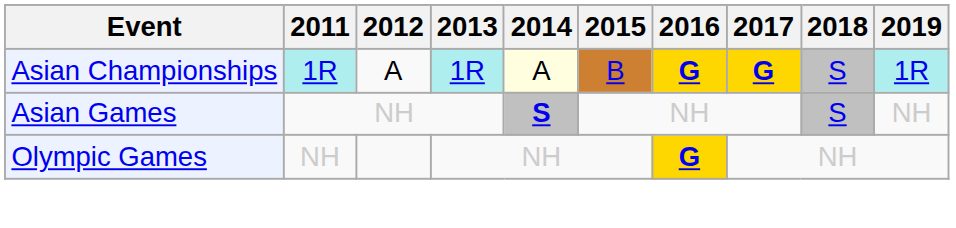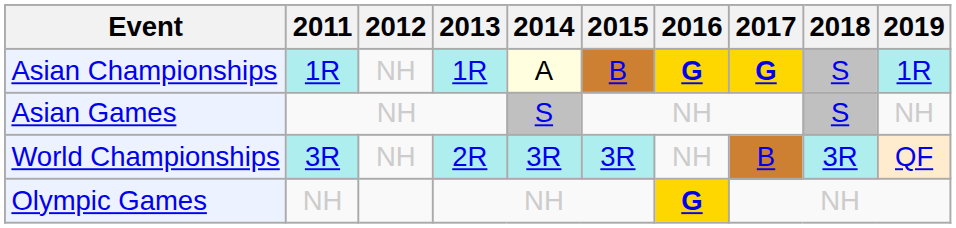(393, 71) A -> (396, 71) NH
(541, 114) bold -> (544, 114) normal
+ row: (146, 157)
